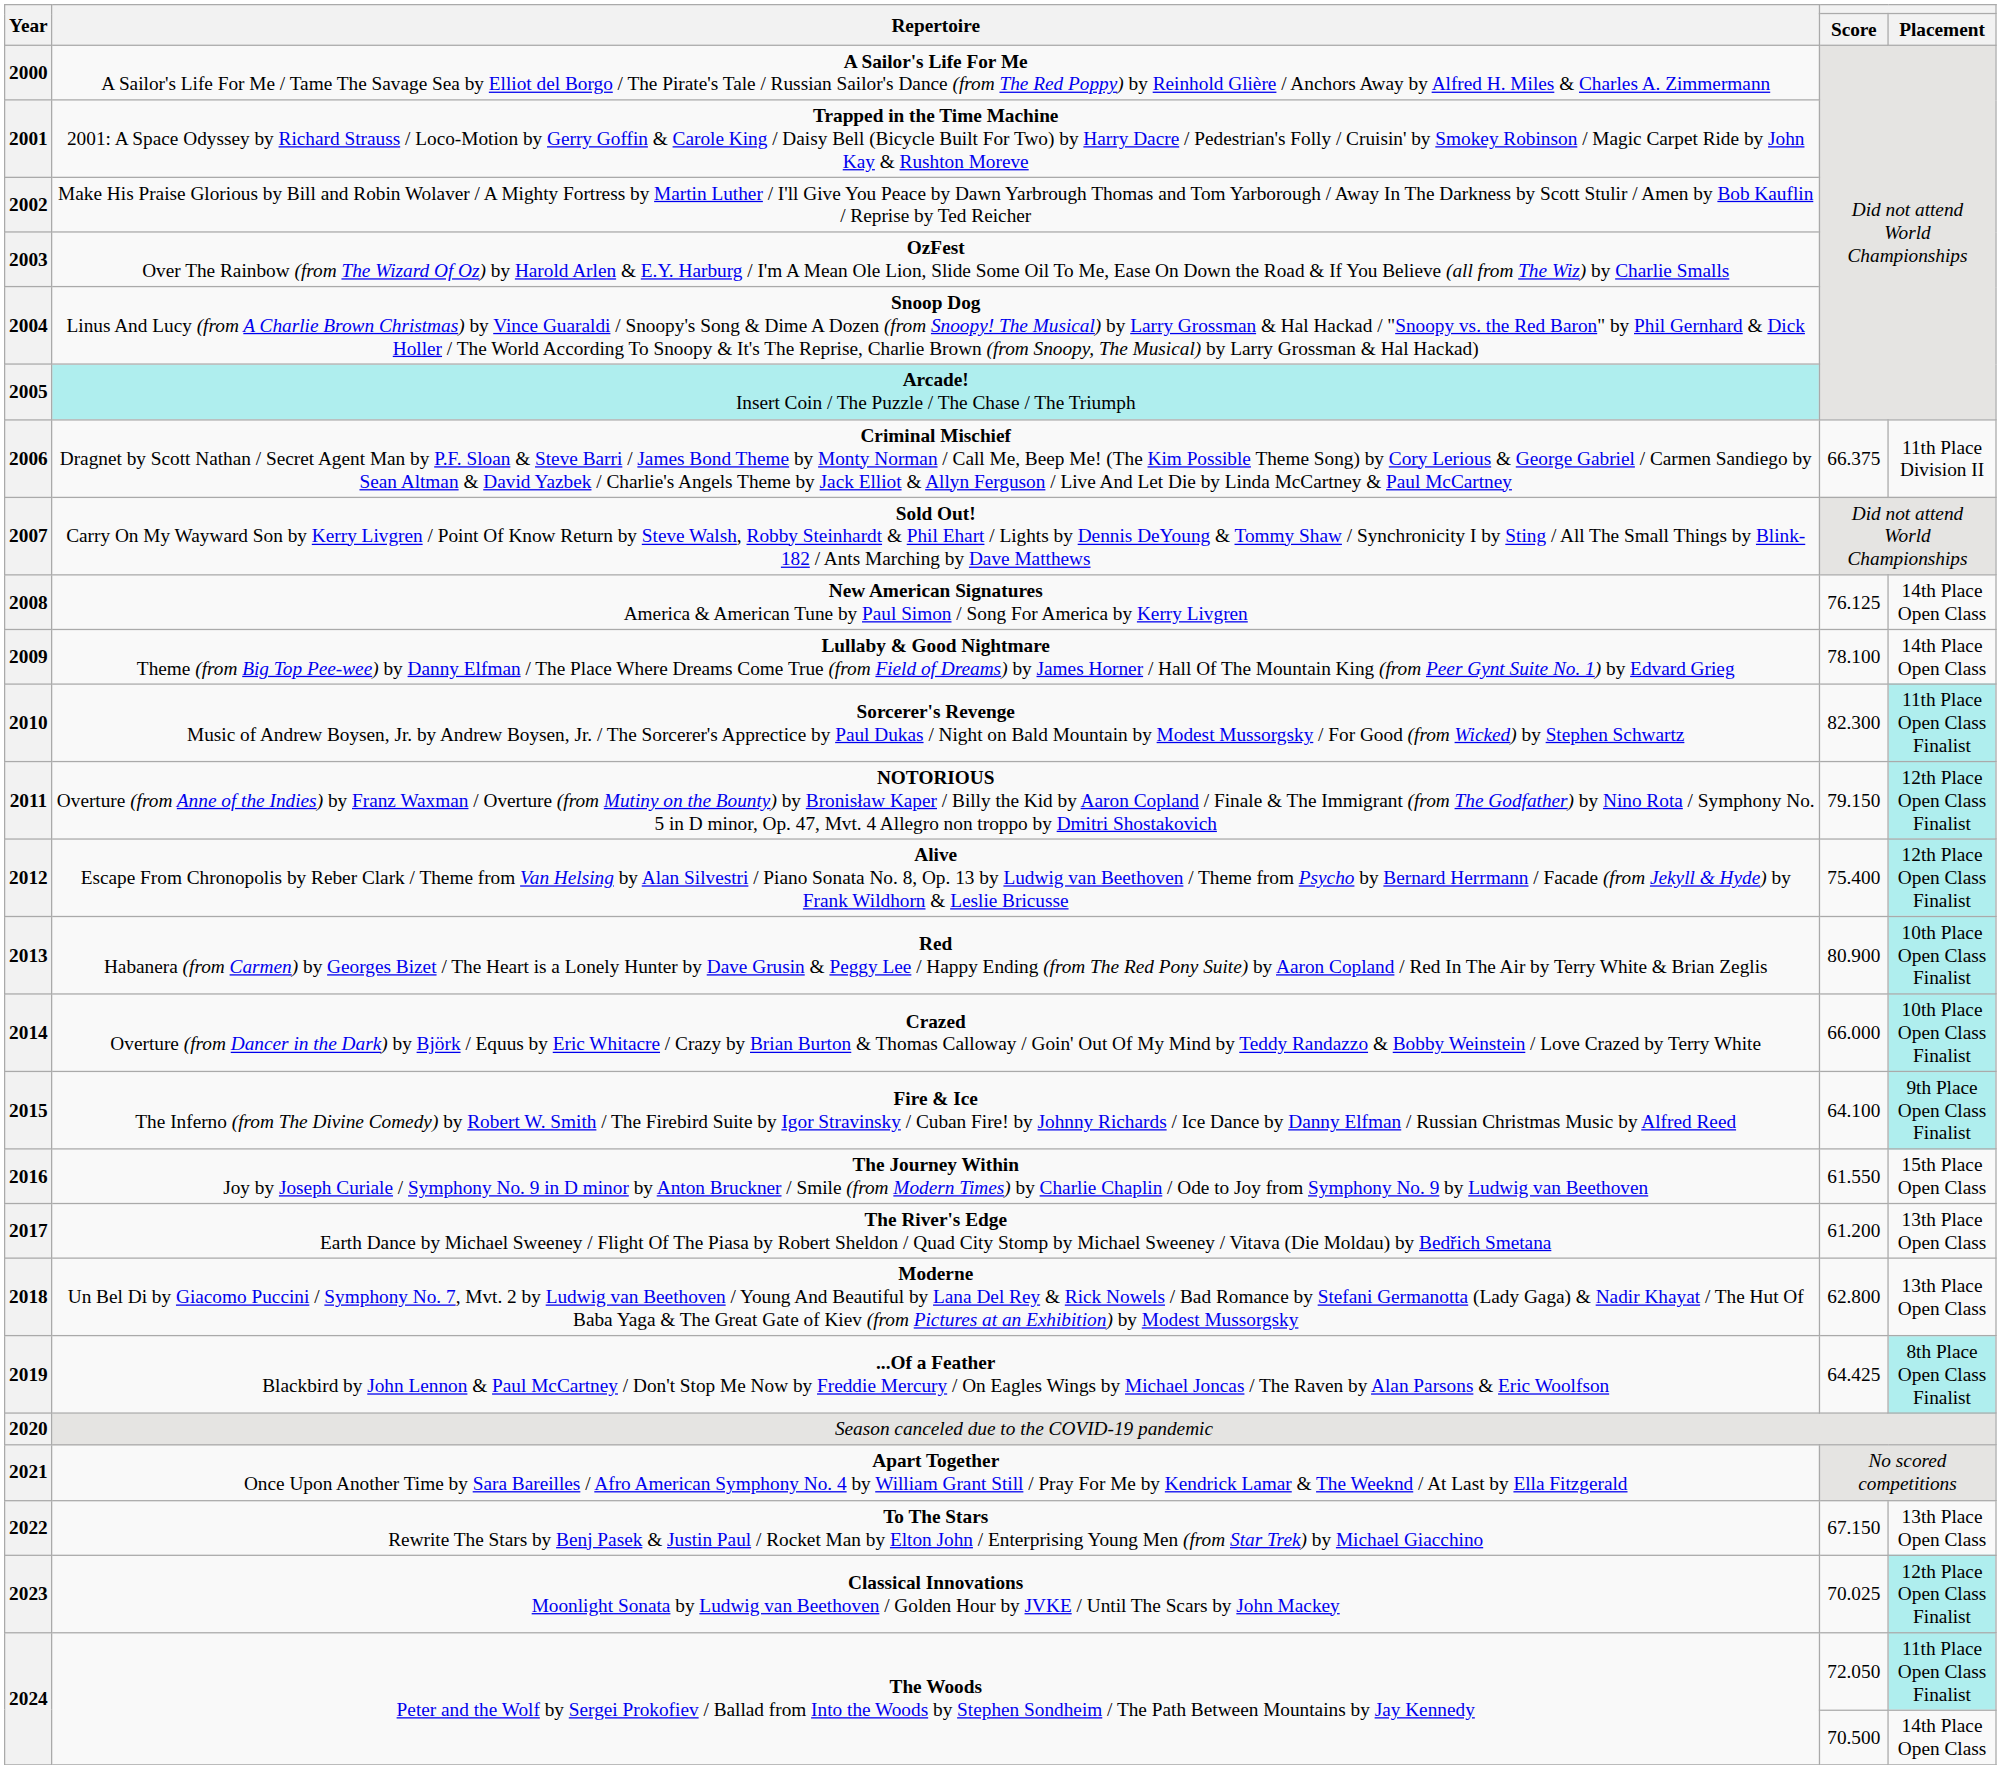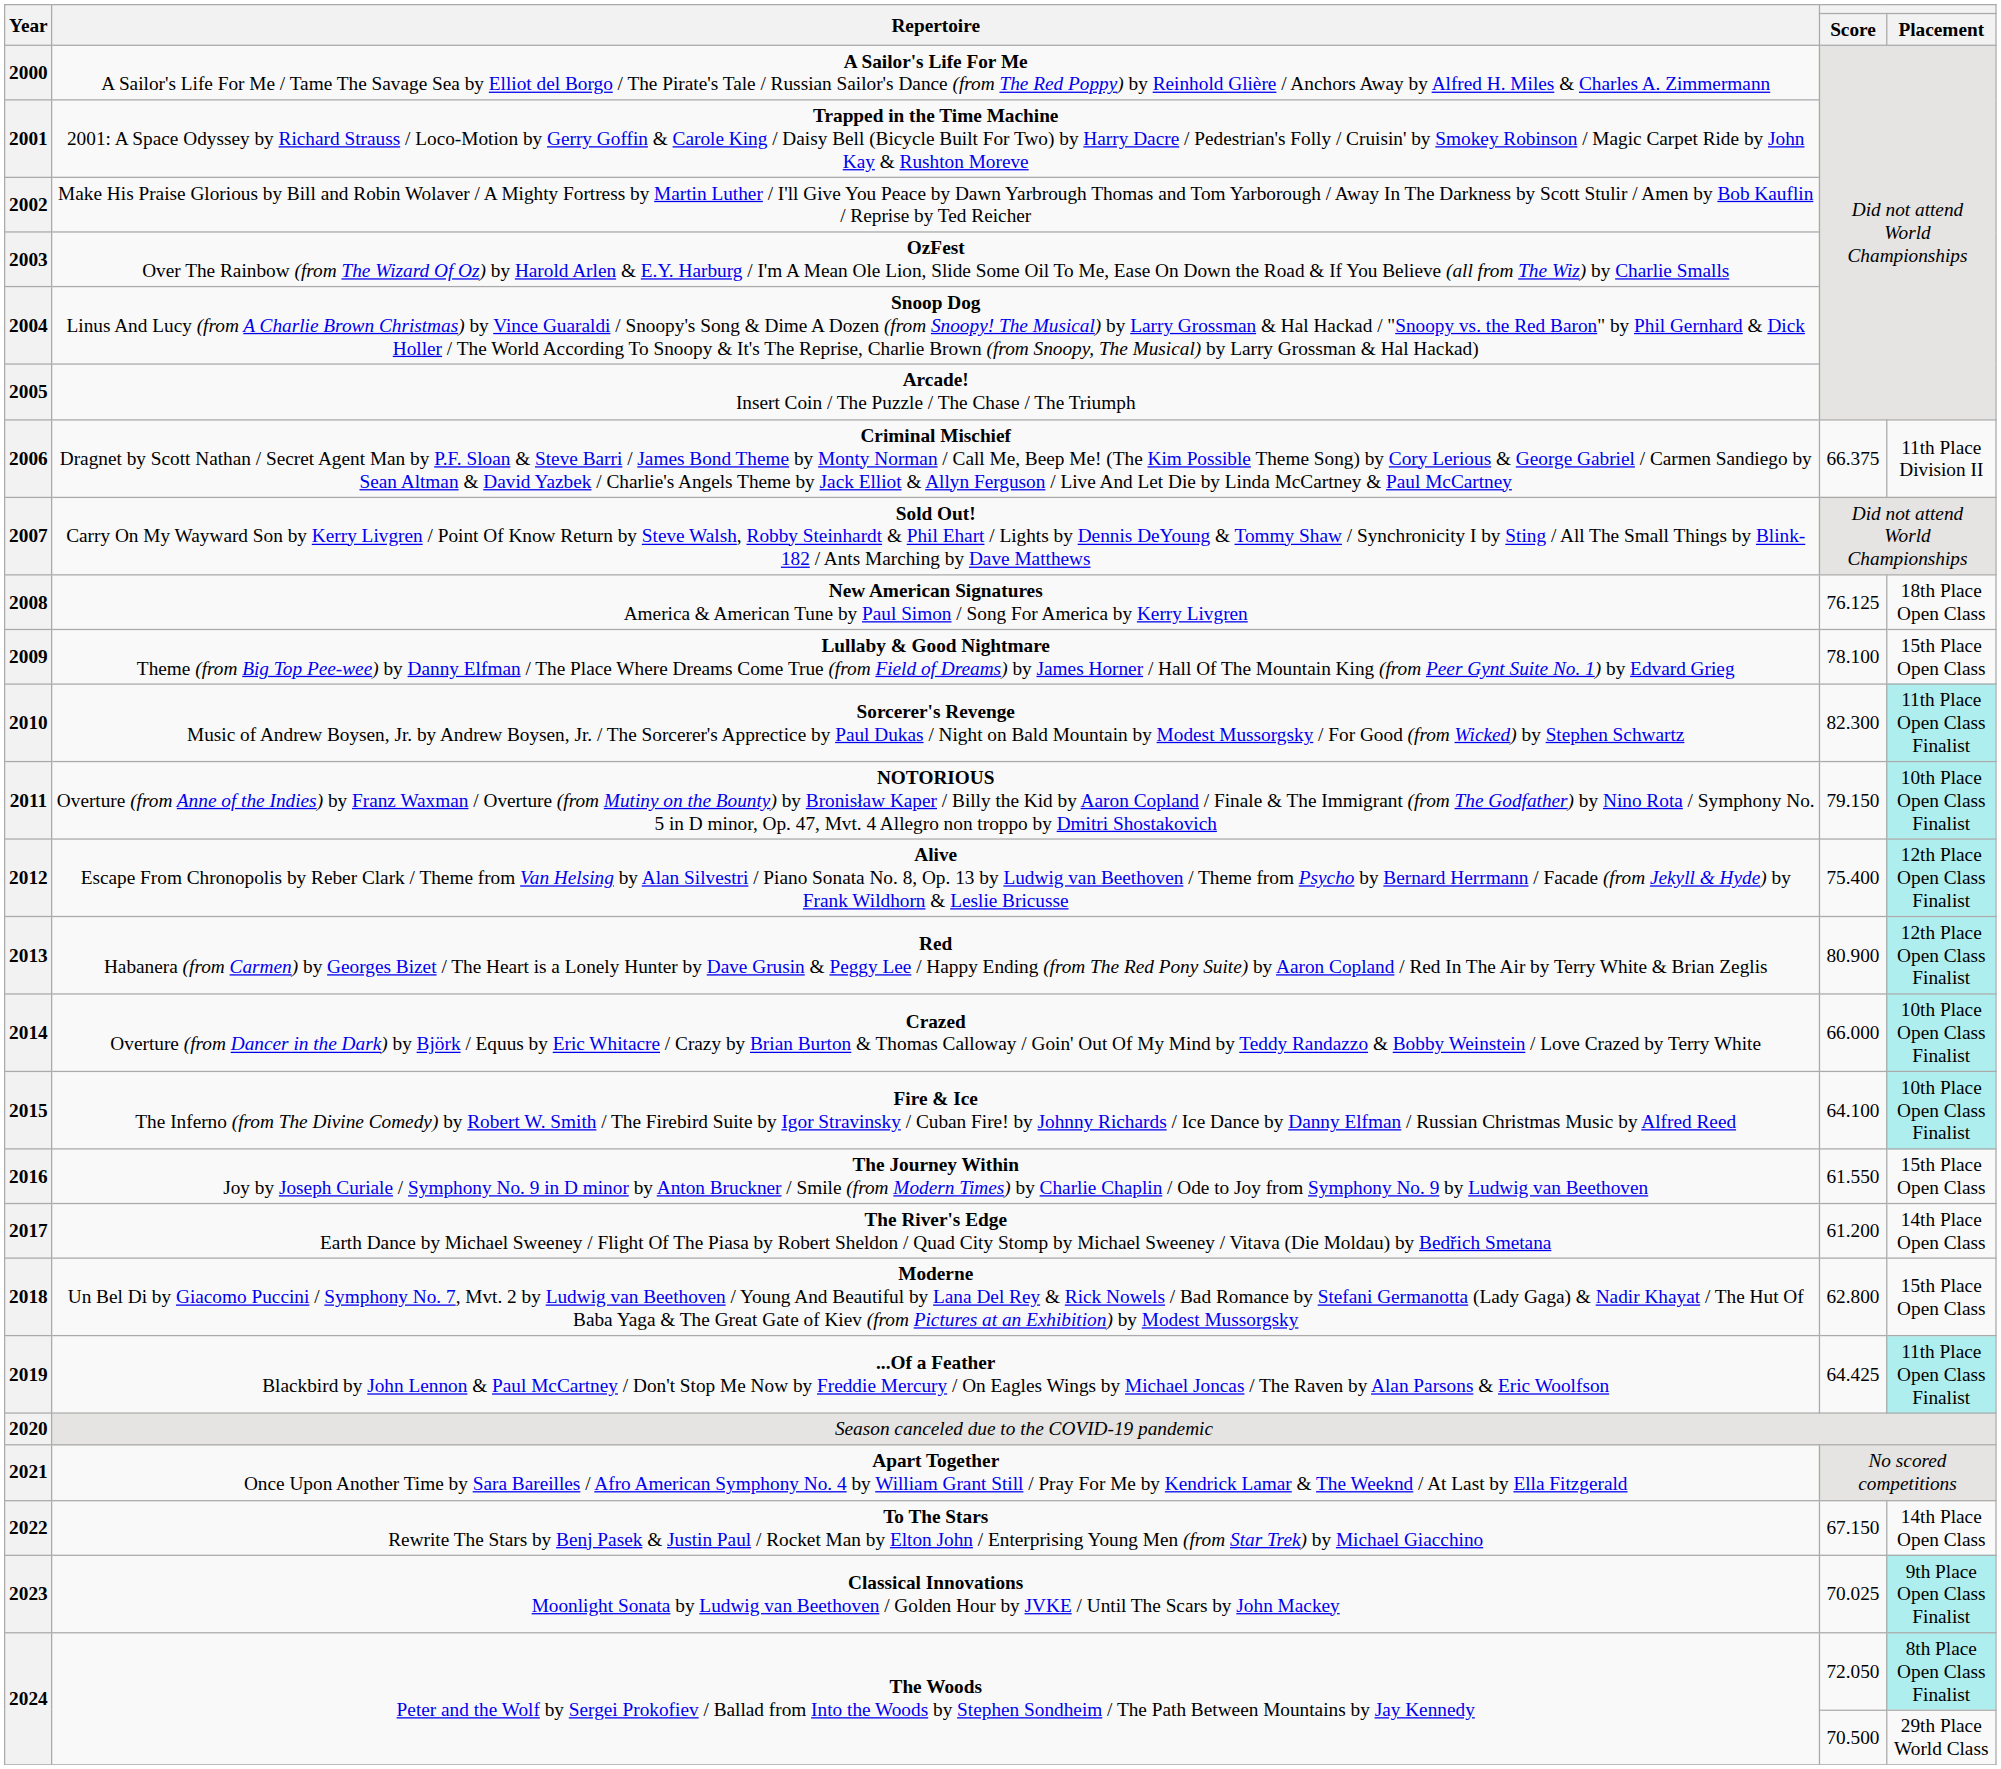(936, 391) paleturquoise background -> (936, 391) no background
(1942, 601) 14th Place Open Class -> (1941, 601) 18th Place Open Class
(1942, 656) 14th Place Open Class -> (1941, 656) 15th Place Open Class
(1942, 800) 12th Place Open Class Finalist -> (1941, 800) 10th Place Open Class Finalist
(1942, 955) 10th Place Open Class Finalist -> (1941, 955) 12th Place Open Class Finalist
(1942, 1110) 9th Place Open Class Finalist -> (1941, 1110) 10th Place Open Class Finalist
(1942, 1231) 13th Place Open Class -> (1941, 1231) 14th Place Open Class
(1942, 1297) 13th Place Open Class -> (1941, 1297) 15th Place Open Class
(1942, 1374) 8th Place Open Class Finalist -> (1941, 1374) 11th Place Open Class Finalist
(1942, 1527) 13th Place Open Class -> (1941, 1527) 14th Place Open Class
(1942, 1593) 12th Place Open Class Finalist -> (1941, 1593) 9th Place Open Class Finalist
(1942, 1671) 11th Place Open Class Finalist -> (1941, 1671) 8th Place Open Class Finalist
(1942, 1737) 14th Place Open Class -> (1941, 1737) 29th Place World Class
